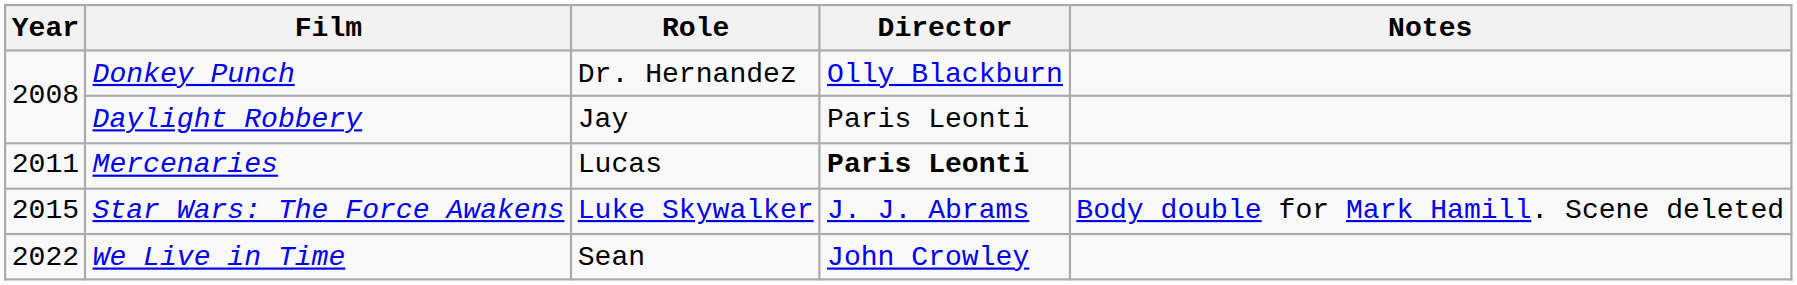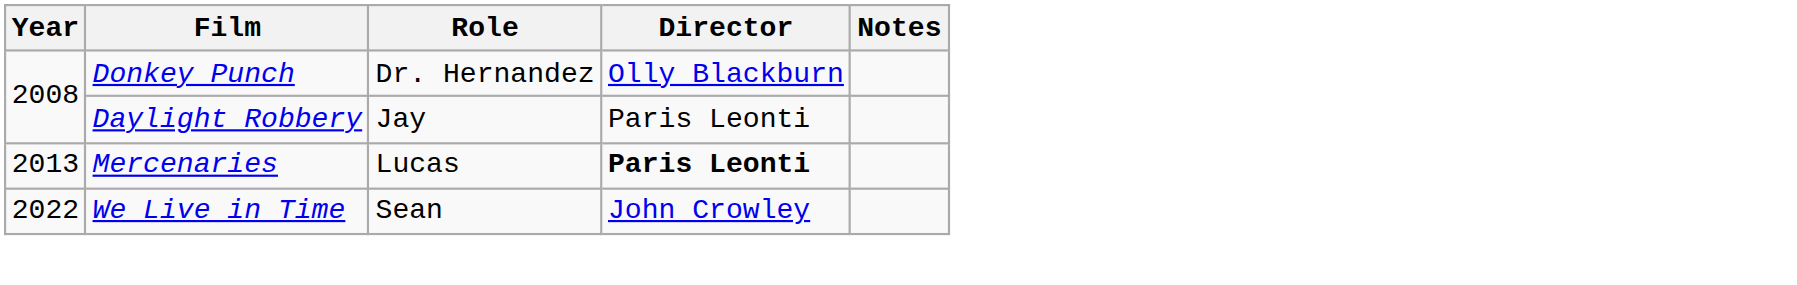(45, 165) 2011 -> (45, 165) 2013
- row: (328, 211)
